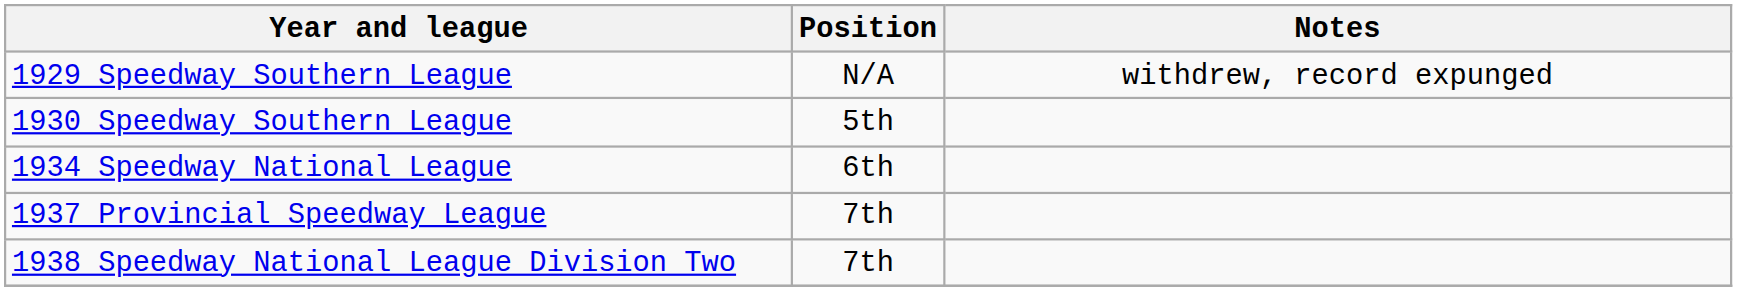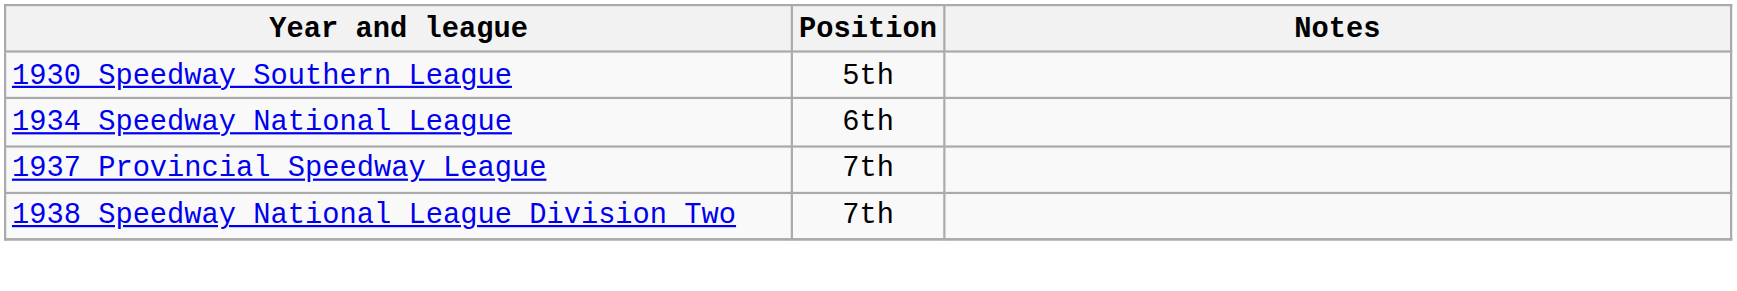- row: (262, 75)
